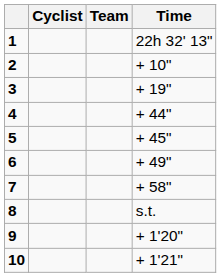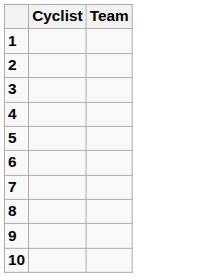- column: (174, 16)
